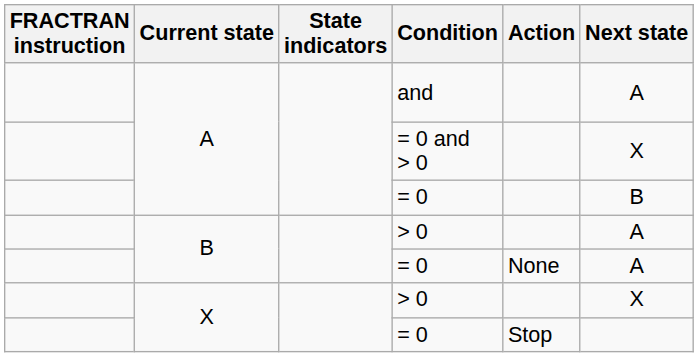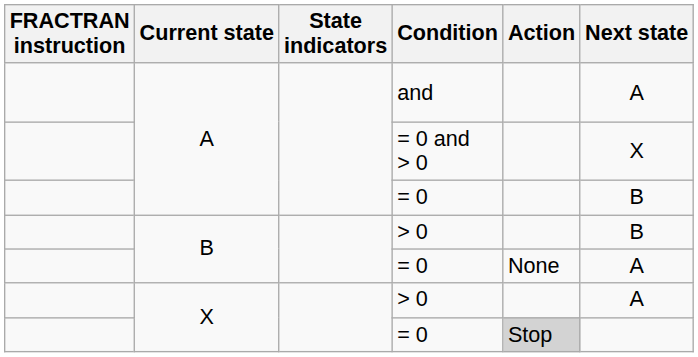(637, 231) A -> (637, 231) B
(637, 300) X -> (637, 300) A
(530, 334) no background -> (530, 334) lightgrey background
